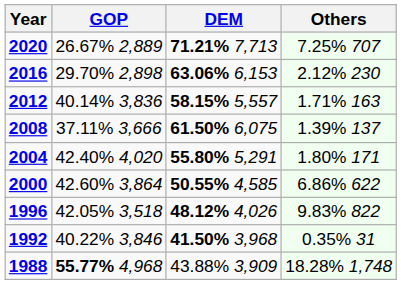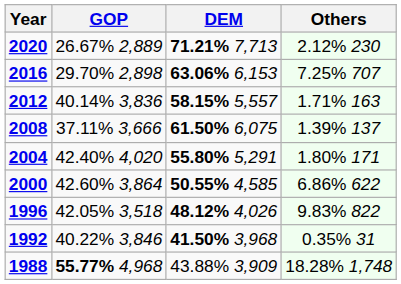(339, 46) 7.25% 707 -> (339, 46) 2.12% 230
(339, 73) 2.12% 230 -> (339, 73) 7.25% 707
